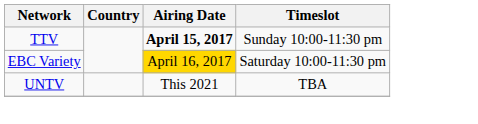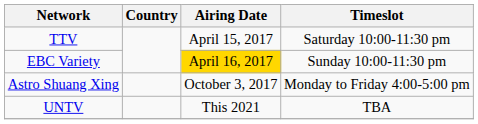(189, 38) bold -> (231, 38) normal
(313, 38) Sunday 10:00-11:30 pm -> (377, 38) Saturday 10:00-11:30 pm
(313, 61) Saturday 10:00-11:30 pm -> (377, 61) Sunday 10:00-11:30 pm
+ row: (63, 84)
